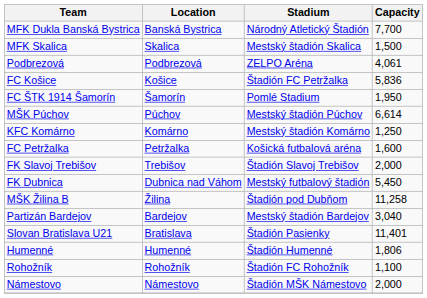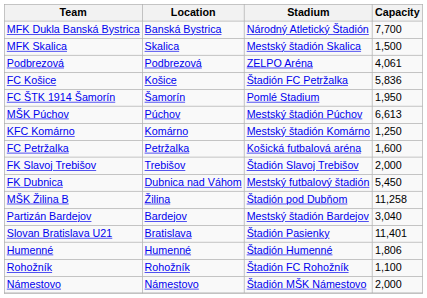(388, 115) 6,614 -> (388, 115) 6,613
